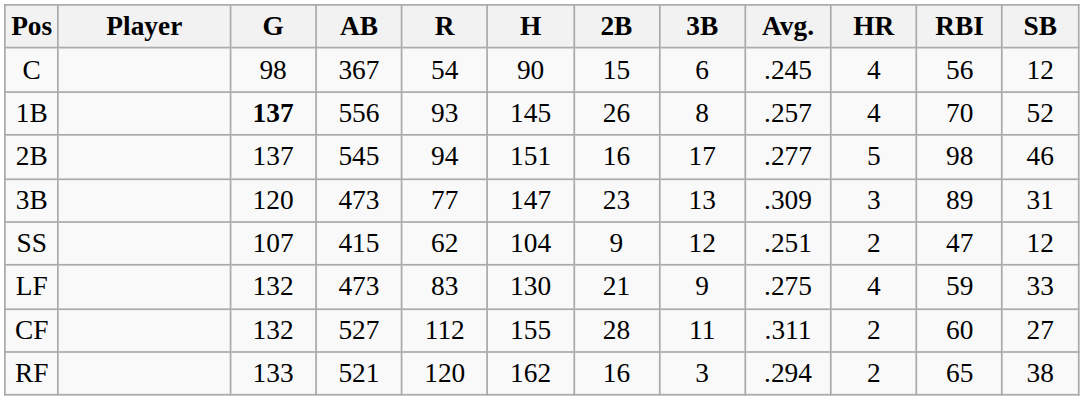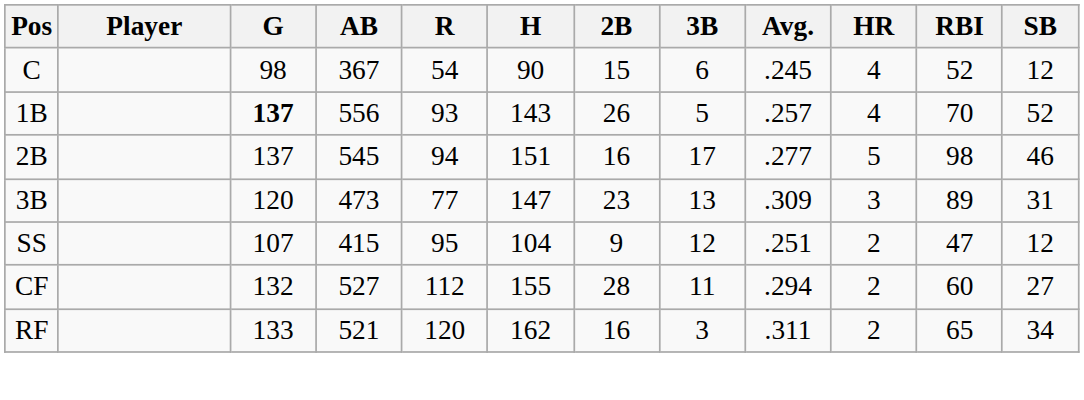(960, 69) 56 -> (960, 69) 52
(531, 112) 145 -> (531, 112) 143
(702, 112) 8 -> (702, 112) 5
(445, 243) 62 -> (445, 243) 95
- row: (32, 286)
(788, 329) .311 -> (788, 286) .294
(788, 373) .294 -> (788, 329) .311
(1040, 373) 38 -> (1040, 329) 34
